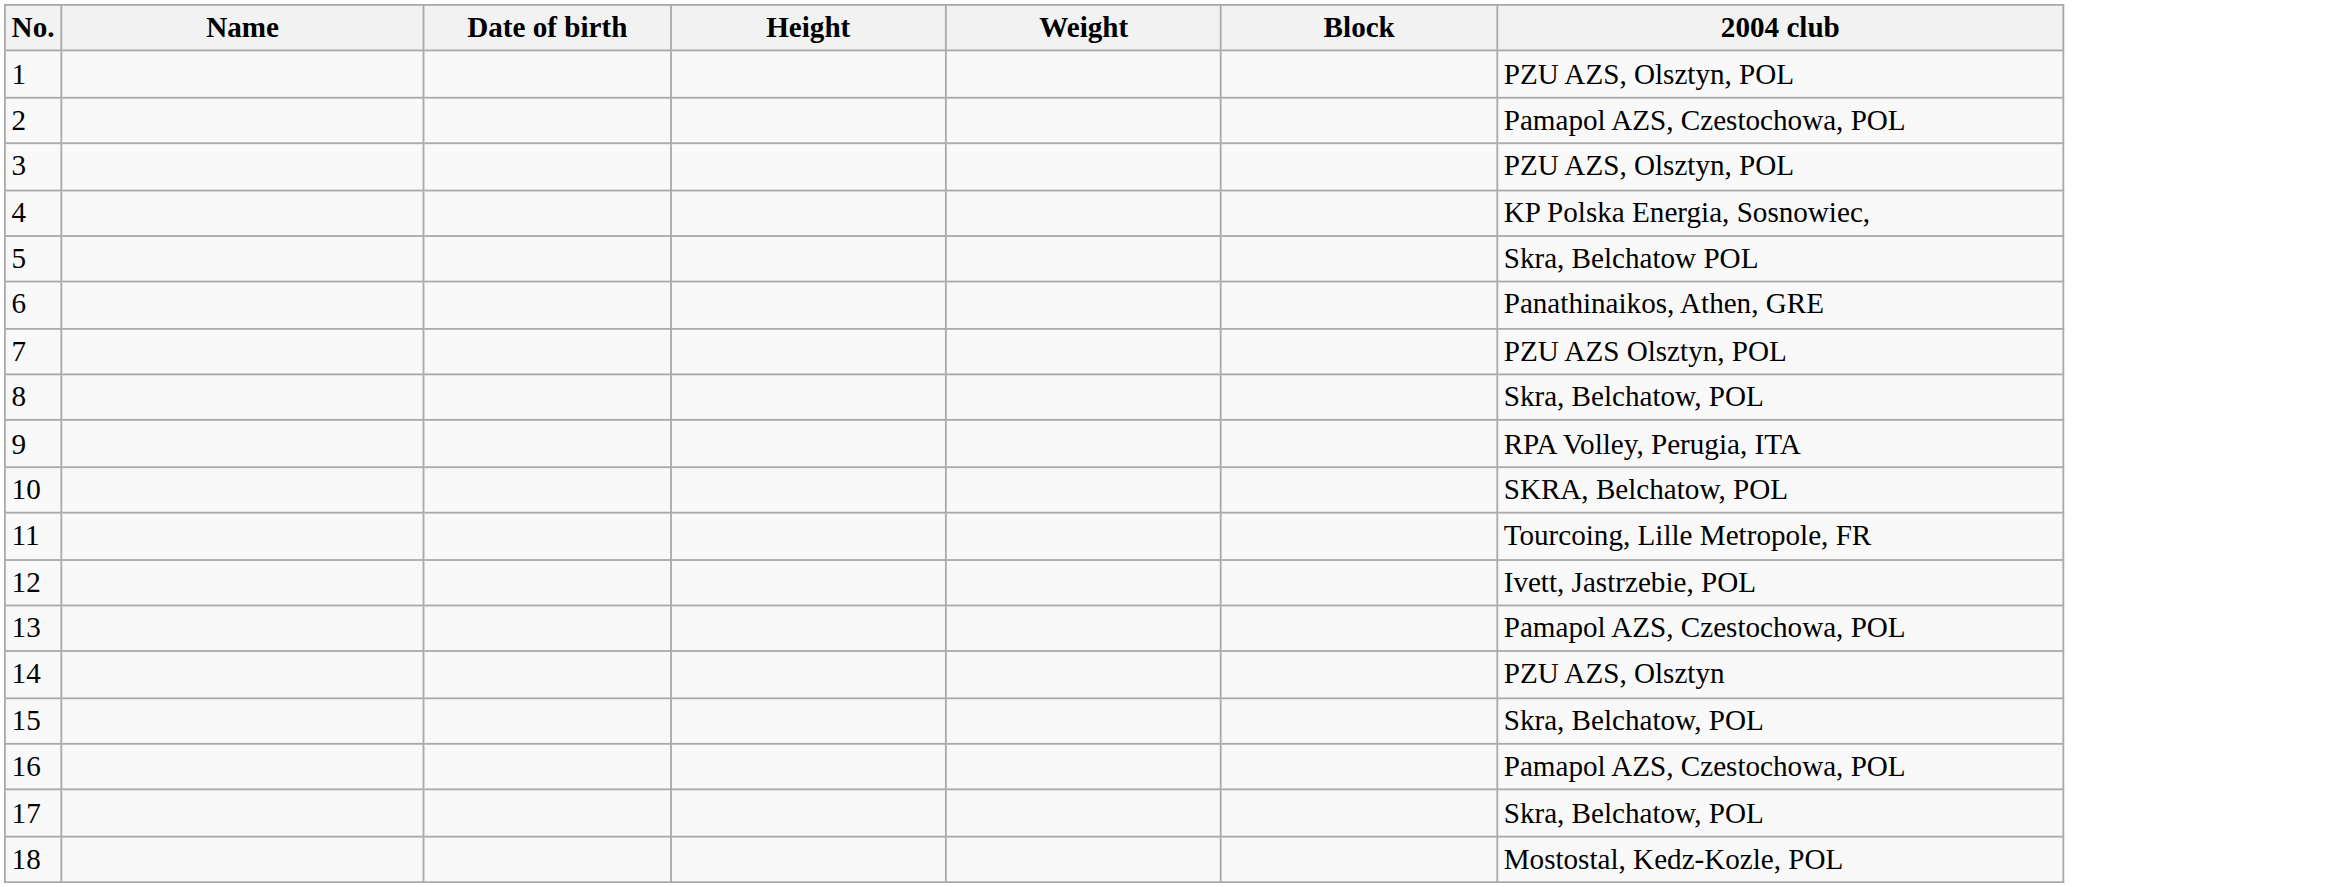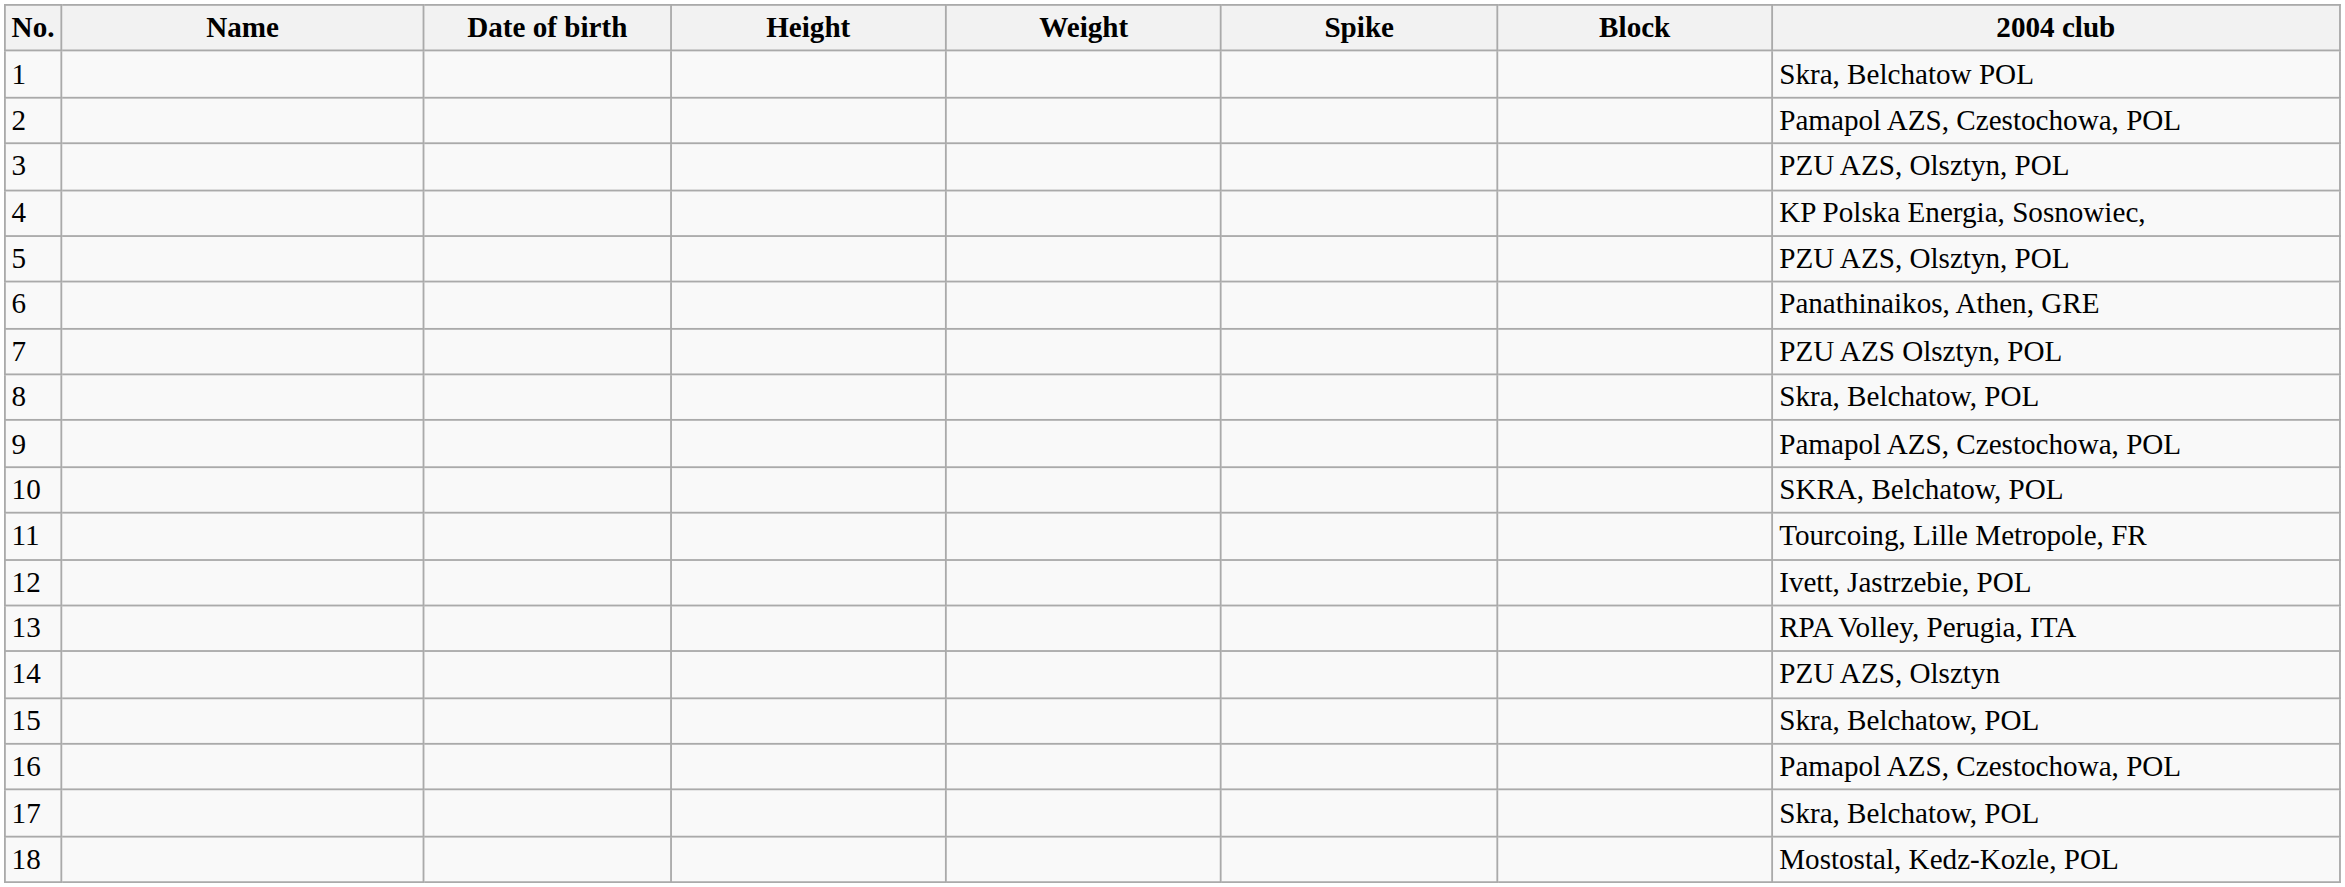+ column: (1359, 27)
(1649, 73) PZU AZS, Olsztyn, POL -> (1907, 73) Skra, Belchatow POL
(1631, 258) Skra, Belchatow POL -> (1924, 258) PZU AZS, Olsztyn, POL
(1652, 443) RPA Volley, Perugia, ITA -> (1980, 443) Pamapol AZS, Czestochowa, POL
(1705, 627) Pamapol AZS, Czestochowa, POL -> (1928, 627) RPA Volley, Perugia, ITA
